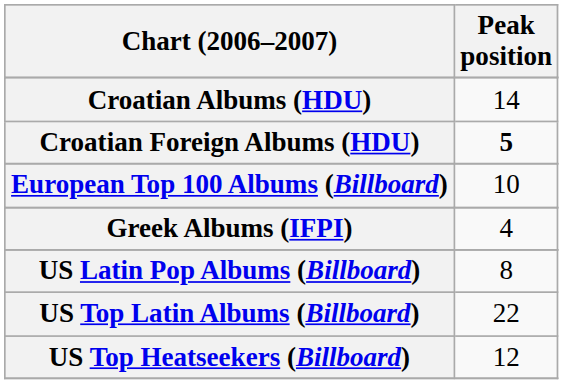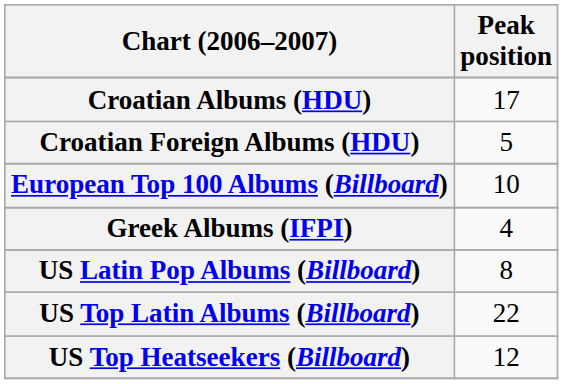(506, 99) 14 -> (506, 99) 17
(506, 142) bold -> (506, 142) normal
